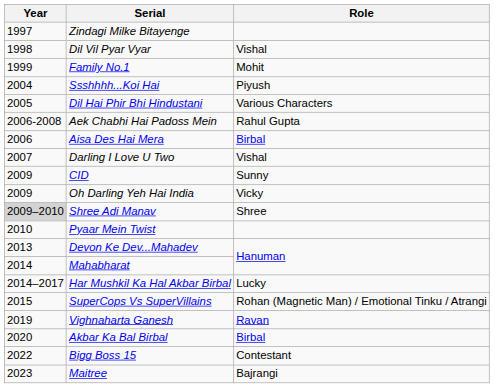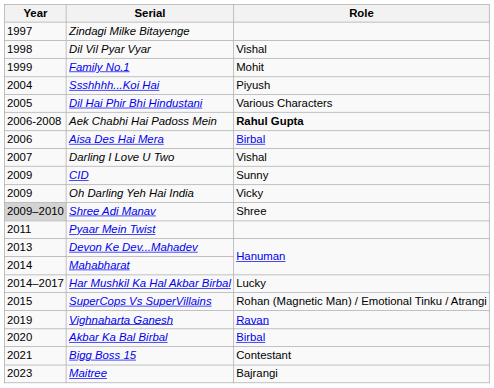(268, 121) normal -> (270, 121) bold
(20, 229) 2010 -> (19, 229) 2011
(20, 355) 2022 -> (20, 355) 2021
